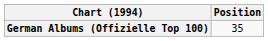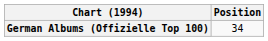(237, 29) 35 -> (237, 29) 34
